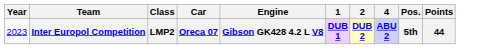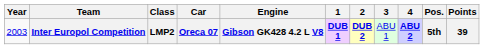+ column: (386, 11)
(17, 31) 2023 -> (17, 31) 2003
(439, 31) 44 -> (462, 31) 39
